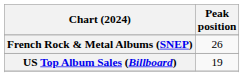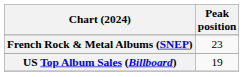(217, 44) 26 -> (217, 44) 23
